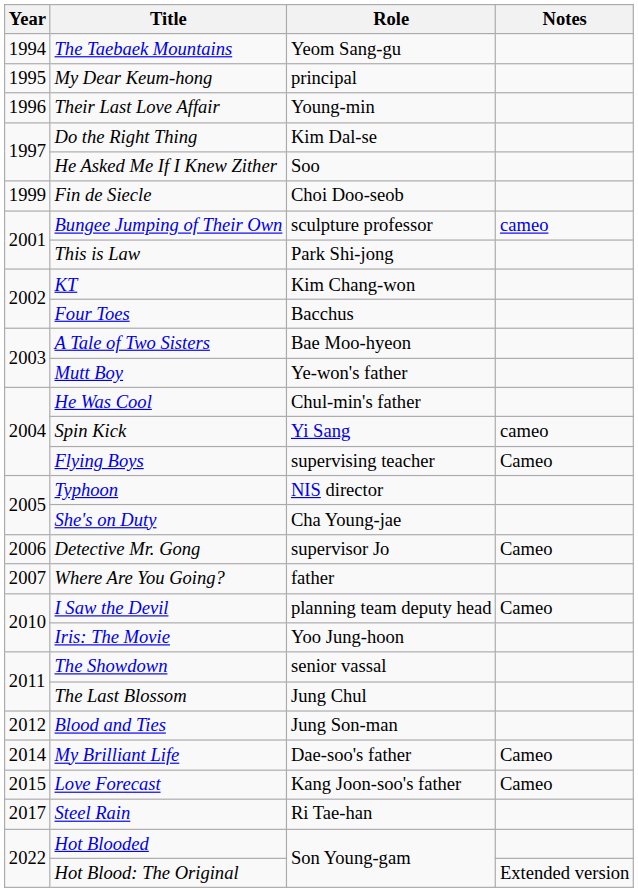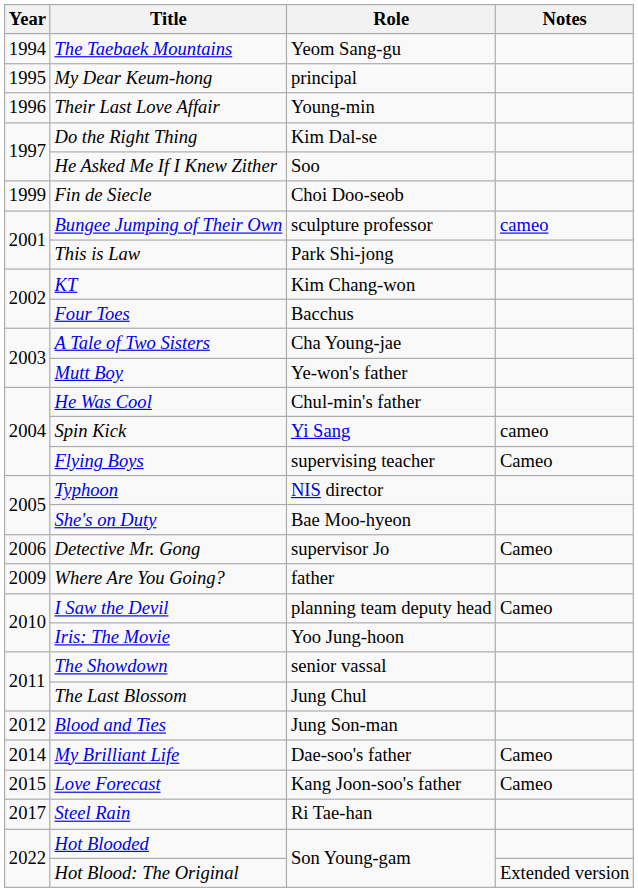(351, 343) Bae Moo-hyeon -> (346, 343) Cha Young-jae
(346, 519) Cha Young-jae -> (351, 519) Bae Moo-hyeon
(27, 578) 2007 -> (27, 578) 2009
